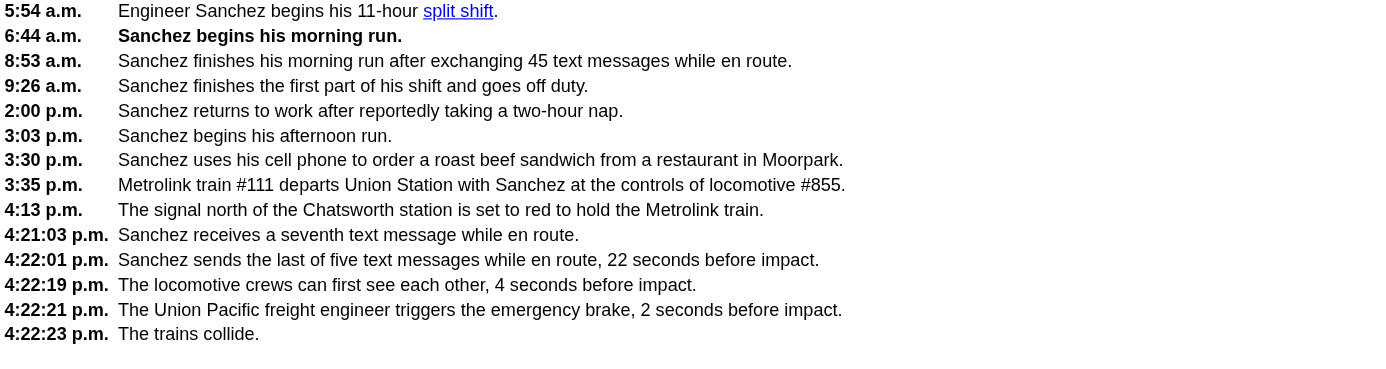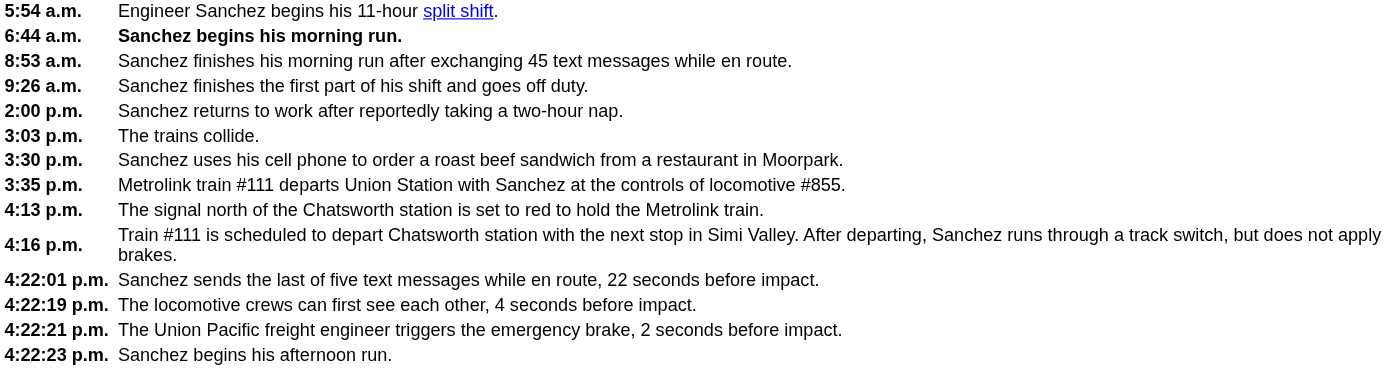(255, 135) Sanchez begins his afternoon run. -> (189, 135) The trains collide.
+ row: (44, 245)
- row: (57, 235)
(189, 334) The trains collide. -> (255, 355) Sanchez begins his afternoon run.
